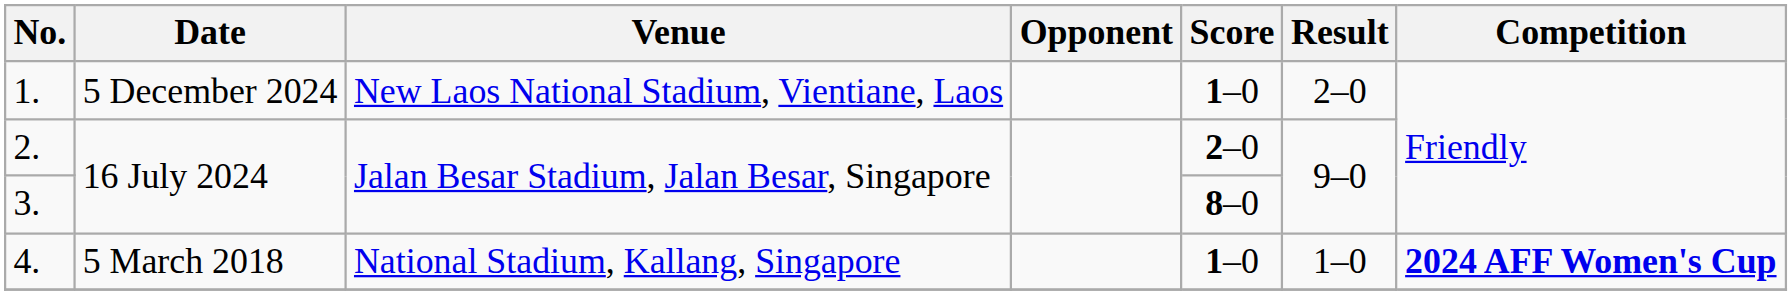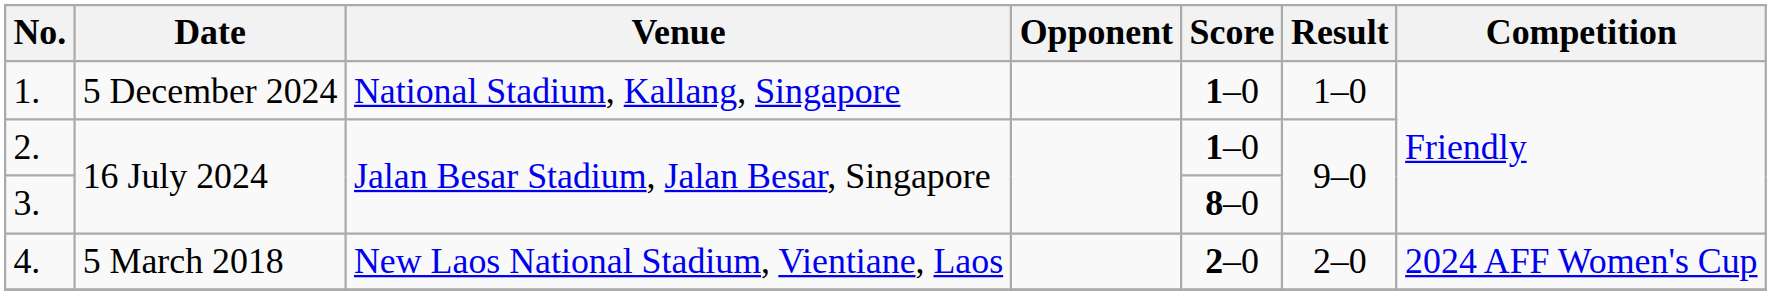(679, 89) New Laos National Stadium, Vientiane, Laos -> (627, 89) National Stadium, Kallang, Singapore
(1340, 89) 2–0 -> (1340, 89) 1–0
(1232, 146) 2–0 -> (1232, 146) 1–0
(627, 260) National Stadium, Kallang, Singapore -> (679, 260) New Laos National Stadium, Vientiane, Laos
(1232, 260) 1–0 -> (1232, 260) 2–0
(1340, 260) 1–0 -> (1340, 260) 2–0
(1591, 260) bold -> (1581, 260) normal
